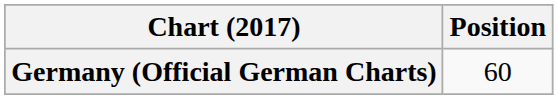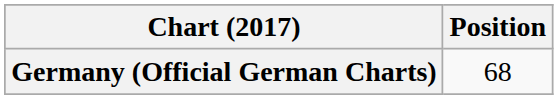(498, 71) 60 -> (498, 71) 68
